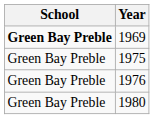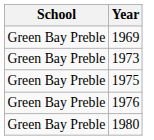(60, 37) bold -> (57, 37) normal
+ row: (126, 59)
